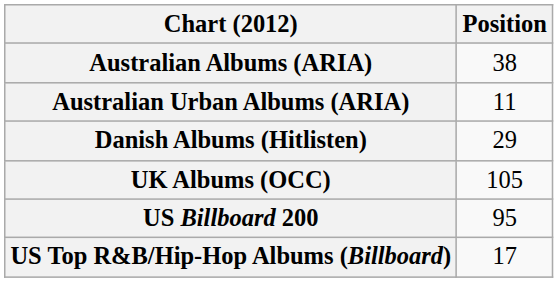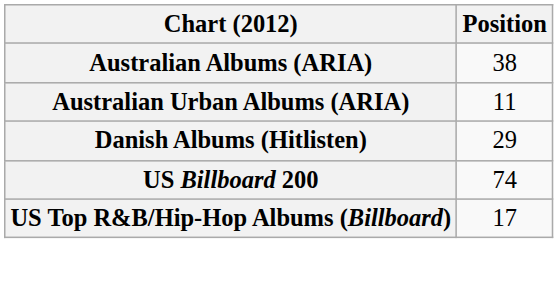- row: (231, 179)
(505, 218) 95 -> (505, 179) 74
